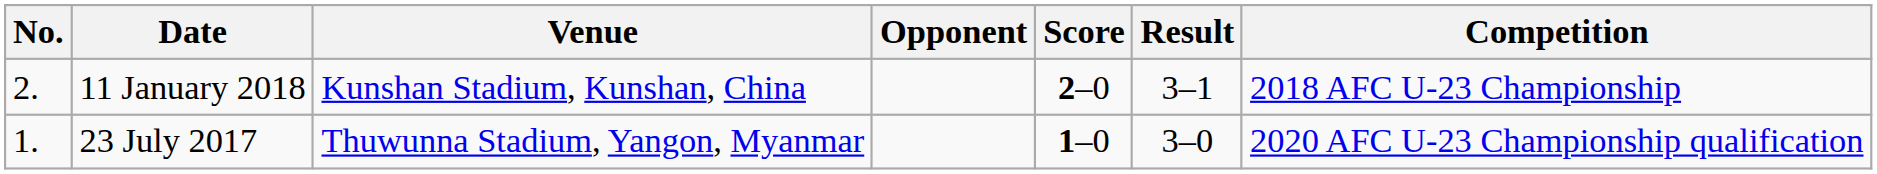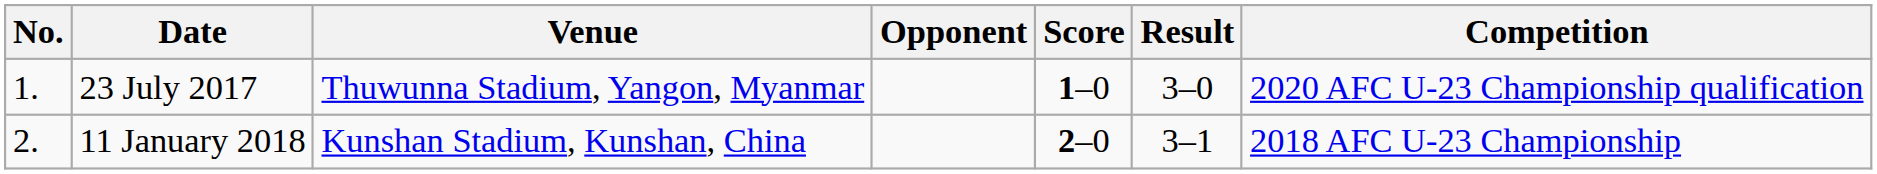rows swapped: (168, 140) <-> (193, 86)
